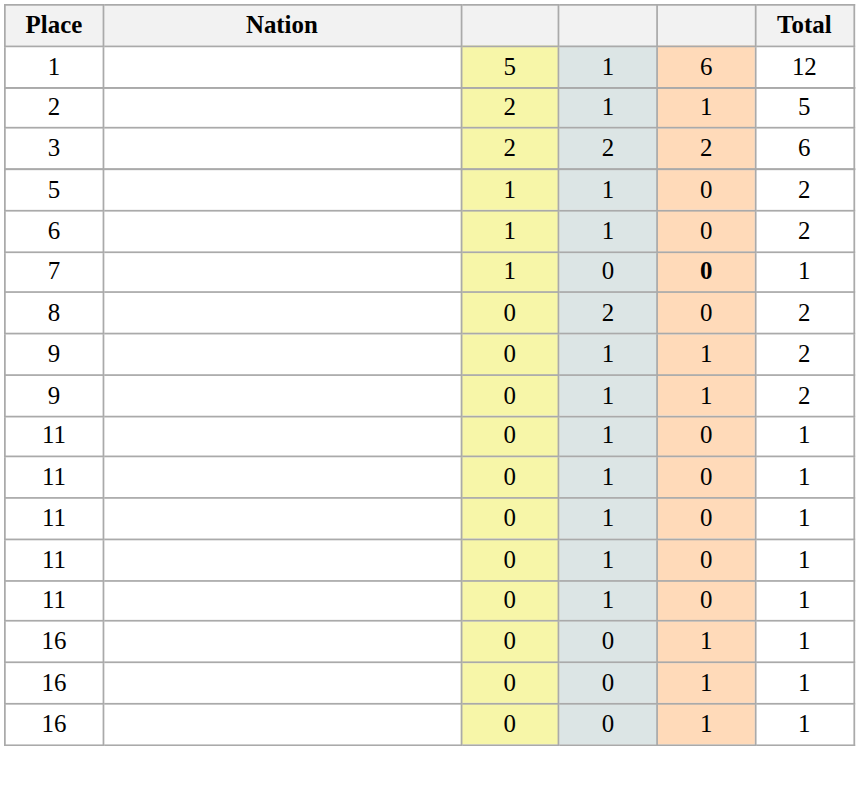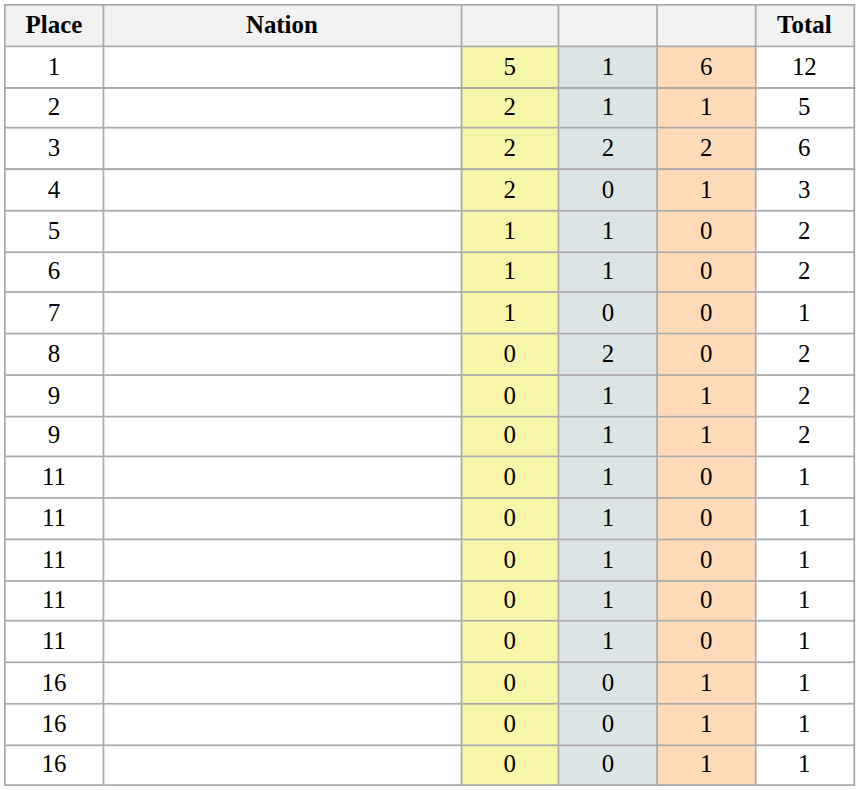+ row: (54, 189)
(706, 271) bold -> (706, 313) normal
